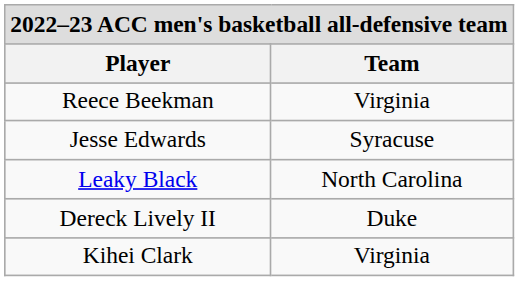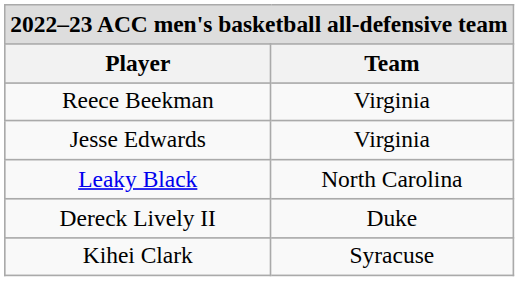(392, 140) Syracuse -> (392, 140) Virginia
(392, 256) Virginia -> (392, 256) Syracuse
